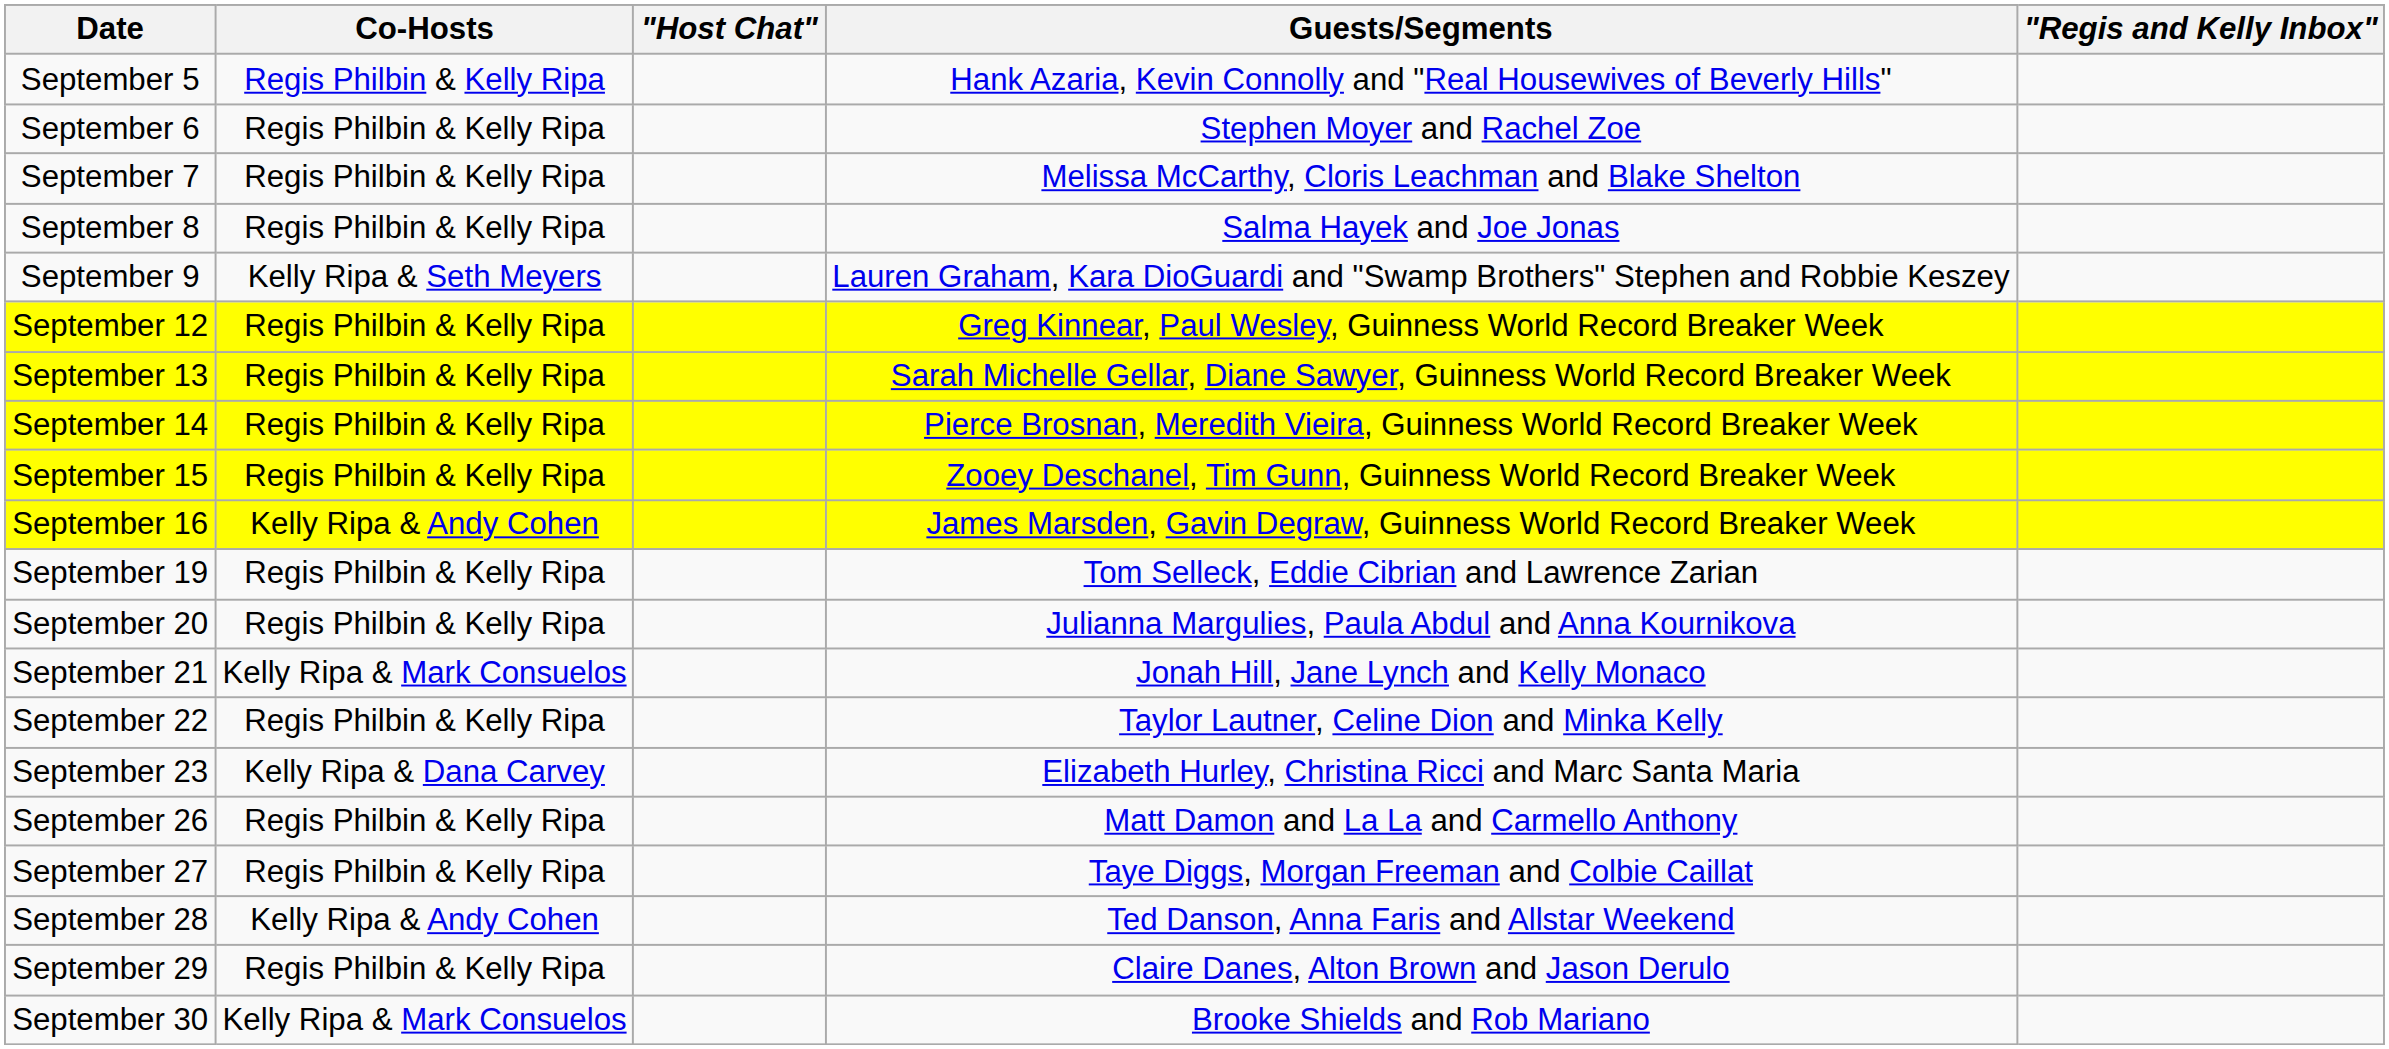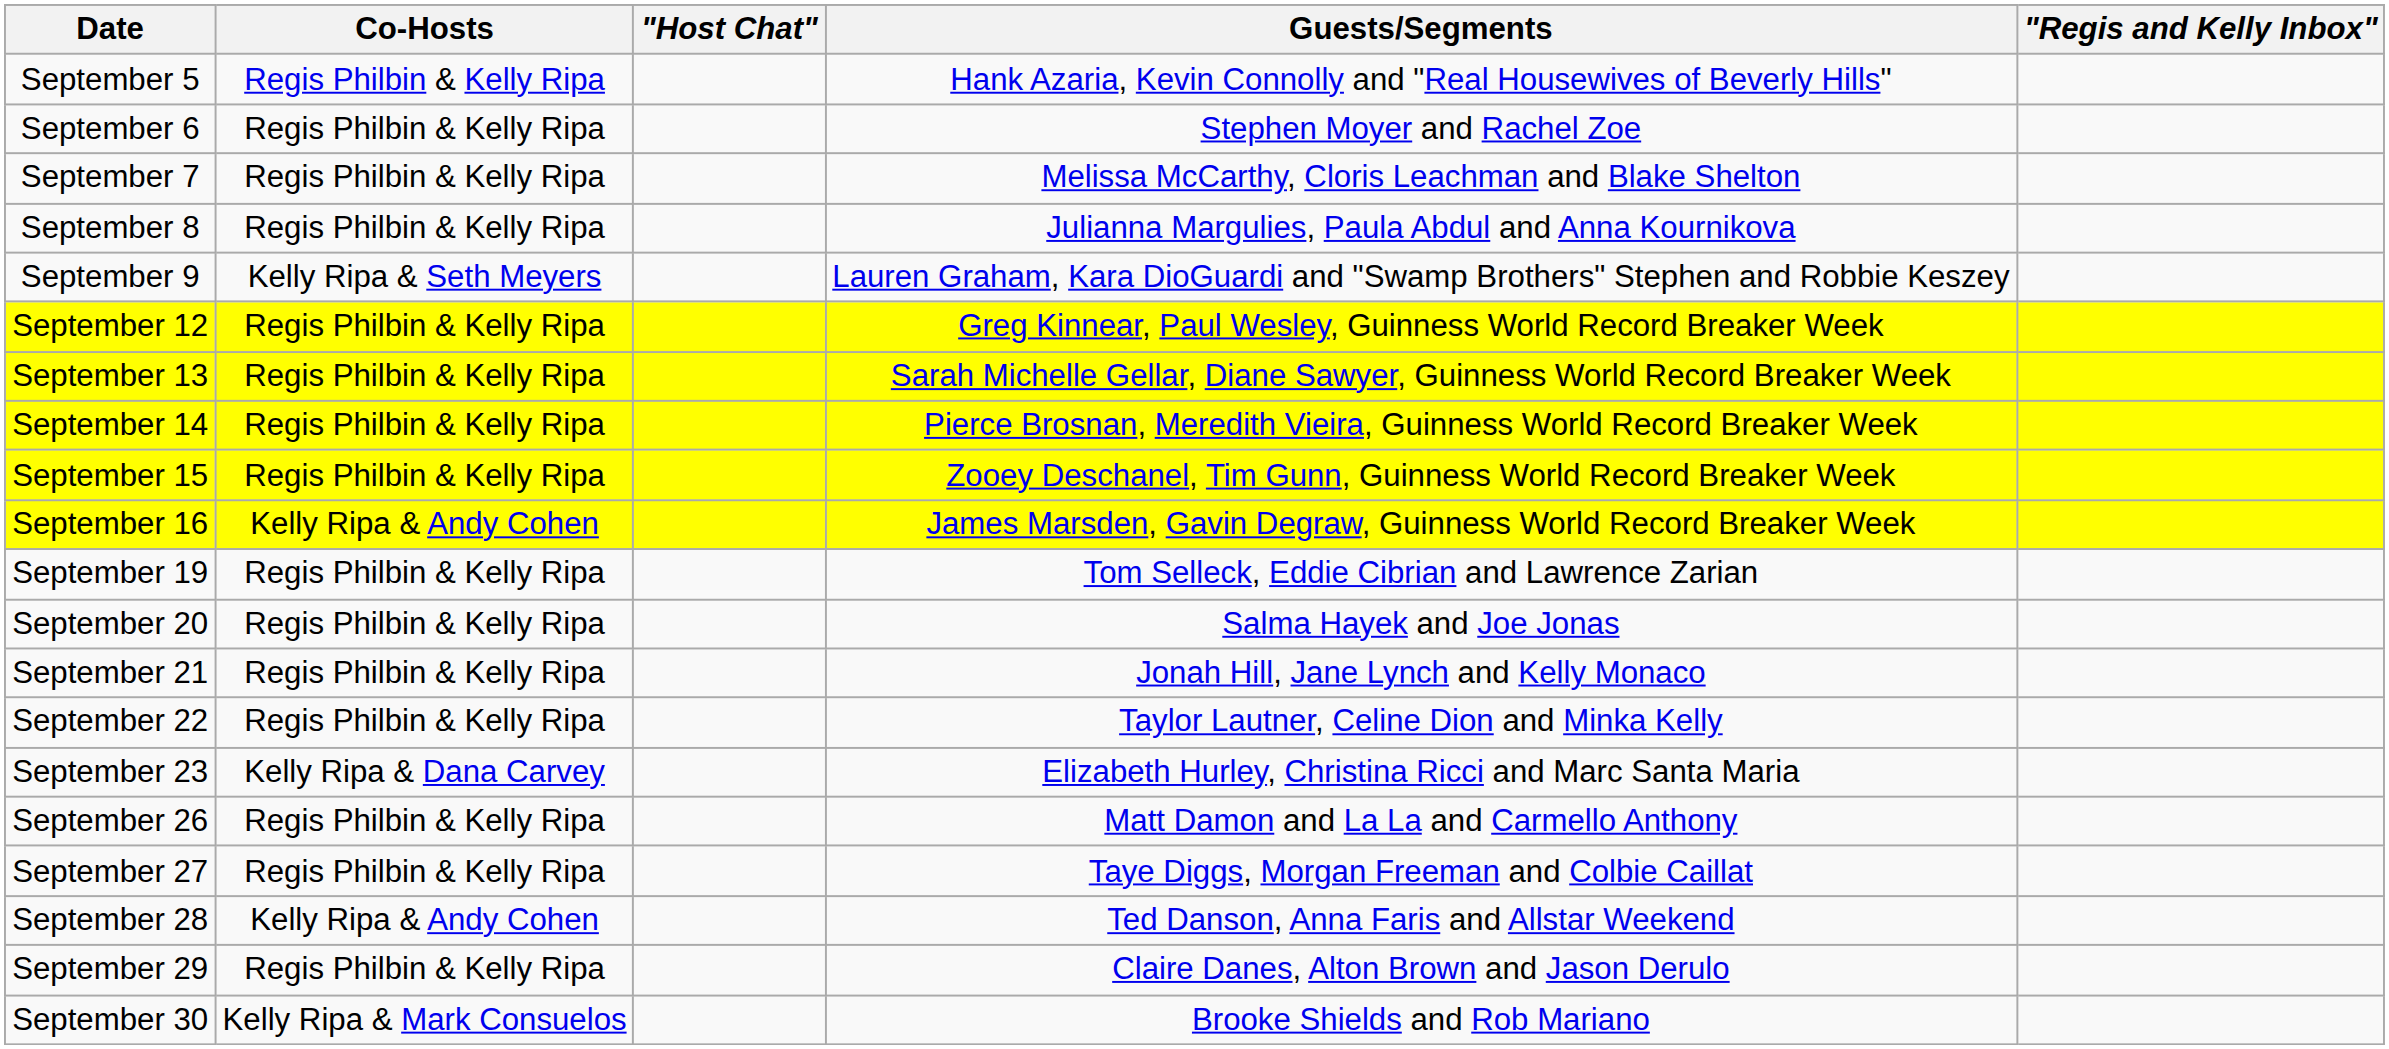(1421, 227) Salma Hayek and Joe Jonas -> (1421, 227) Julianna Margulies, Paula Abdul and Anna Kournikova
(1421, 623) Julianna Margulies, Paula Abdul and Anna Kournikova -> (1421, 623) Salma Hayek and Joe Jonas
(425, 672) Kelly Ripa & Mark Consuelos -> (425, 672) Regis Philbin & Kelly Ripa
